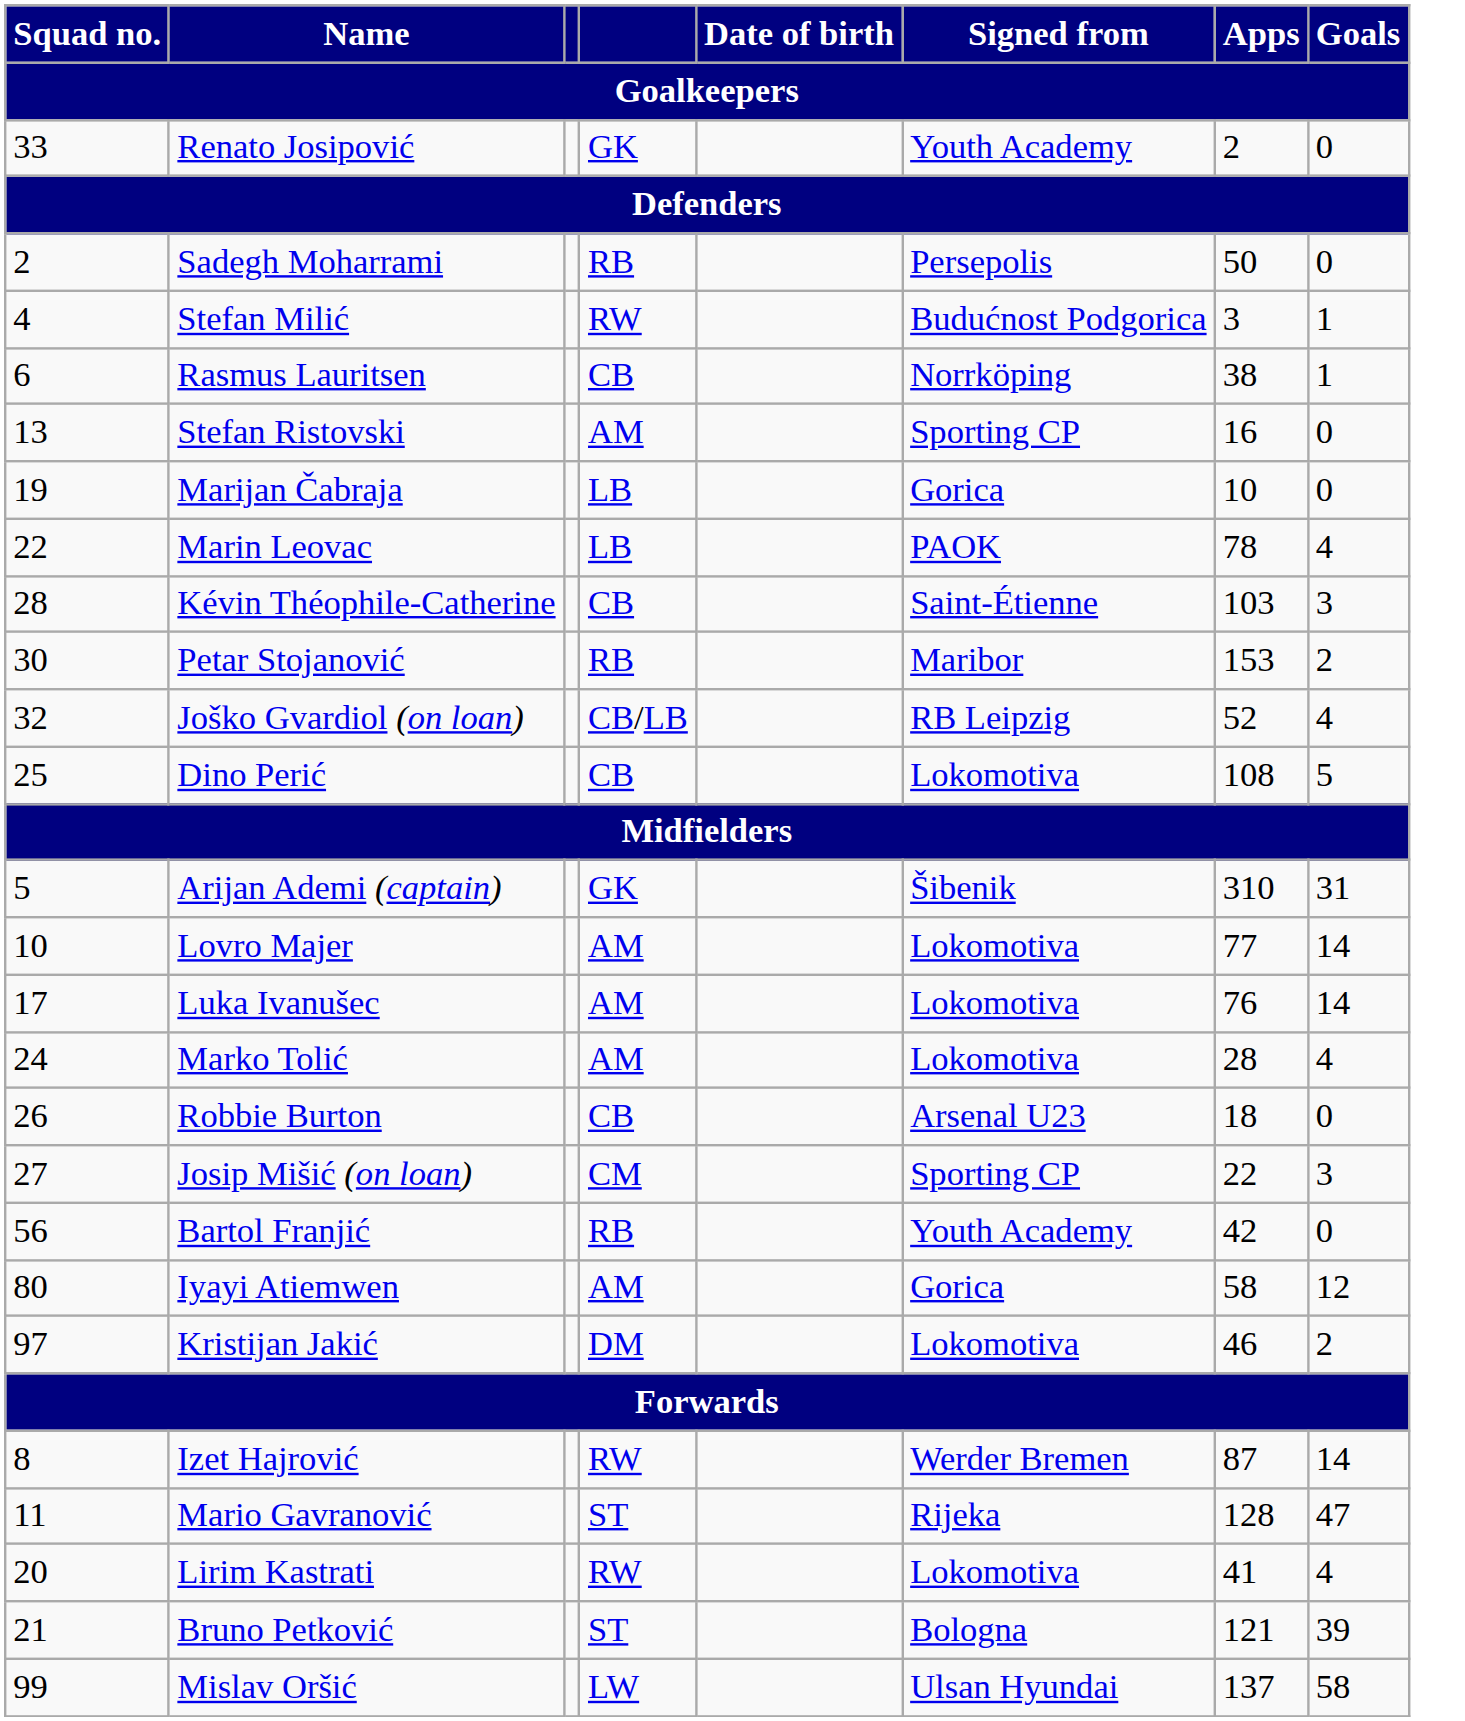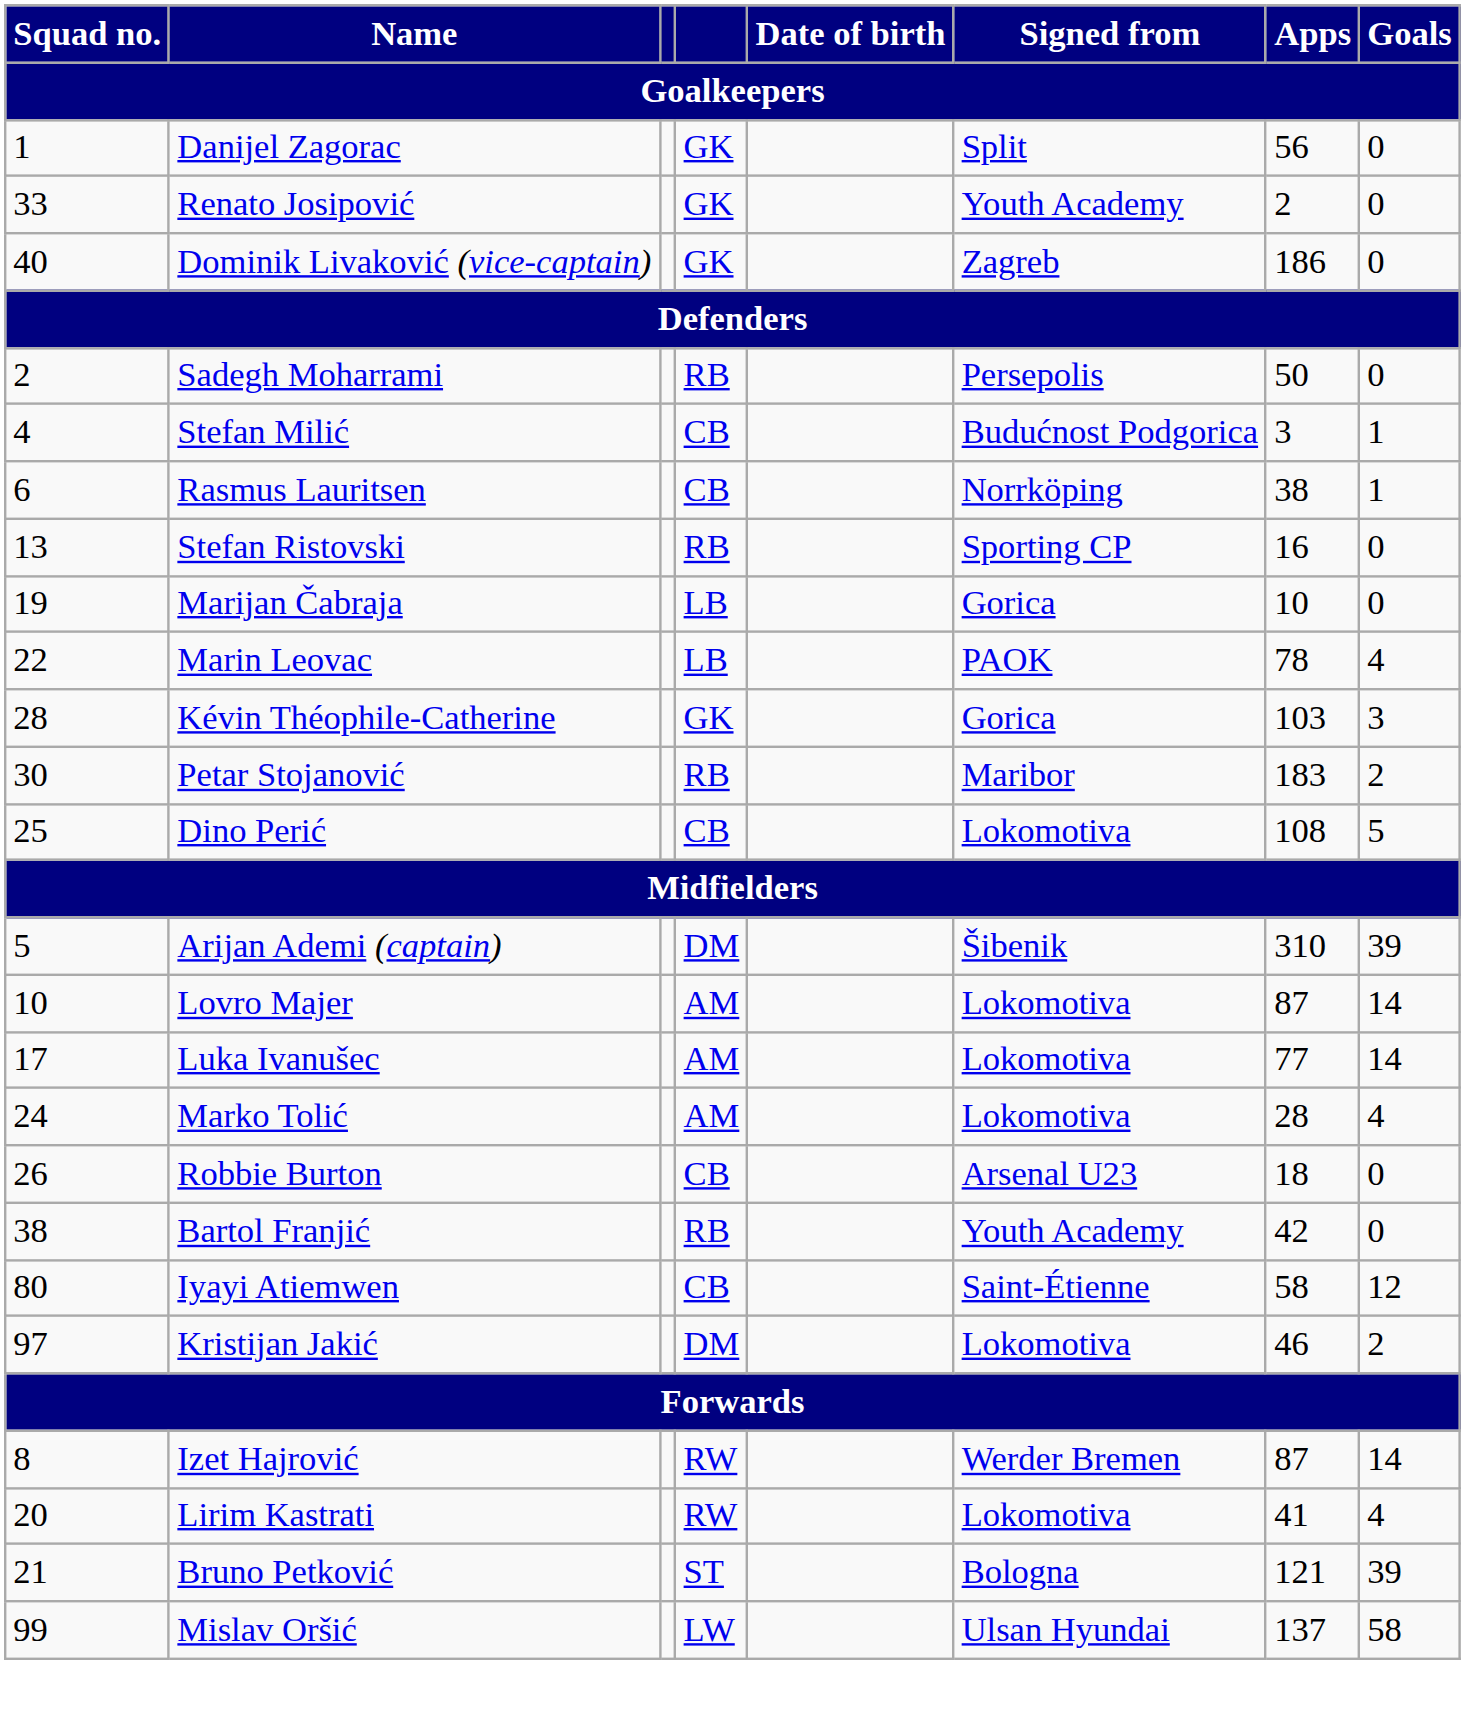+ row: (289, 147)
+ row: (414, 261)
(615, 318) RW -> (707, 432) CB
(616, 432) AM -> (707, 546) RB
(611, 603) CB -> (709, 717) GK
(1004, 603) Saint-Étienne -> (1009, 717) Gorica
(1249, 660) 153 -> (1300, 774) 183
- row: (351, 717)
(613, 888) GK -> (711, 945) DM
(1333, 888) 31 -> (1385, 945) 39
(1240, 945) 77 -> (1292, 1002) 87
(1240, 1002) 76 -> (1292, 1059) 77
- row: (325, 1173)
(31, 1230) 56 -> (31, 1230) 38
(616, 1287) AM -> (707, 1287) CB
(957, 1287) Gorica -> (1056, 1287) Saint-Étienne
- row: (304, 1515)
